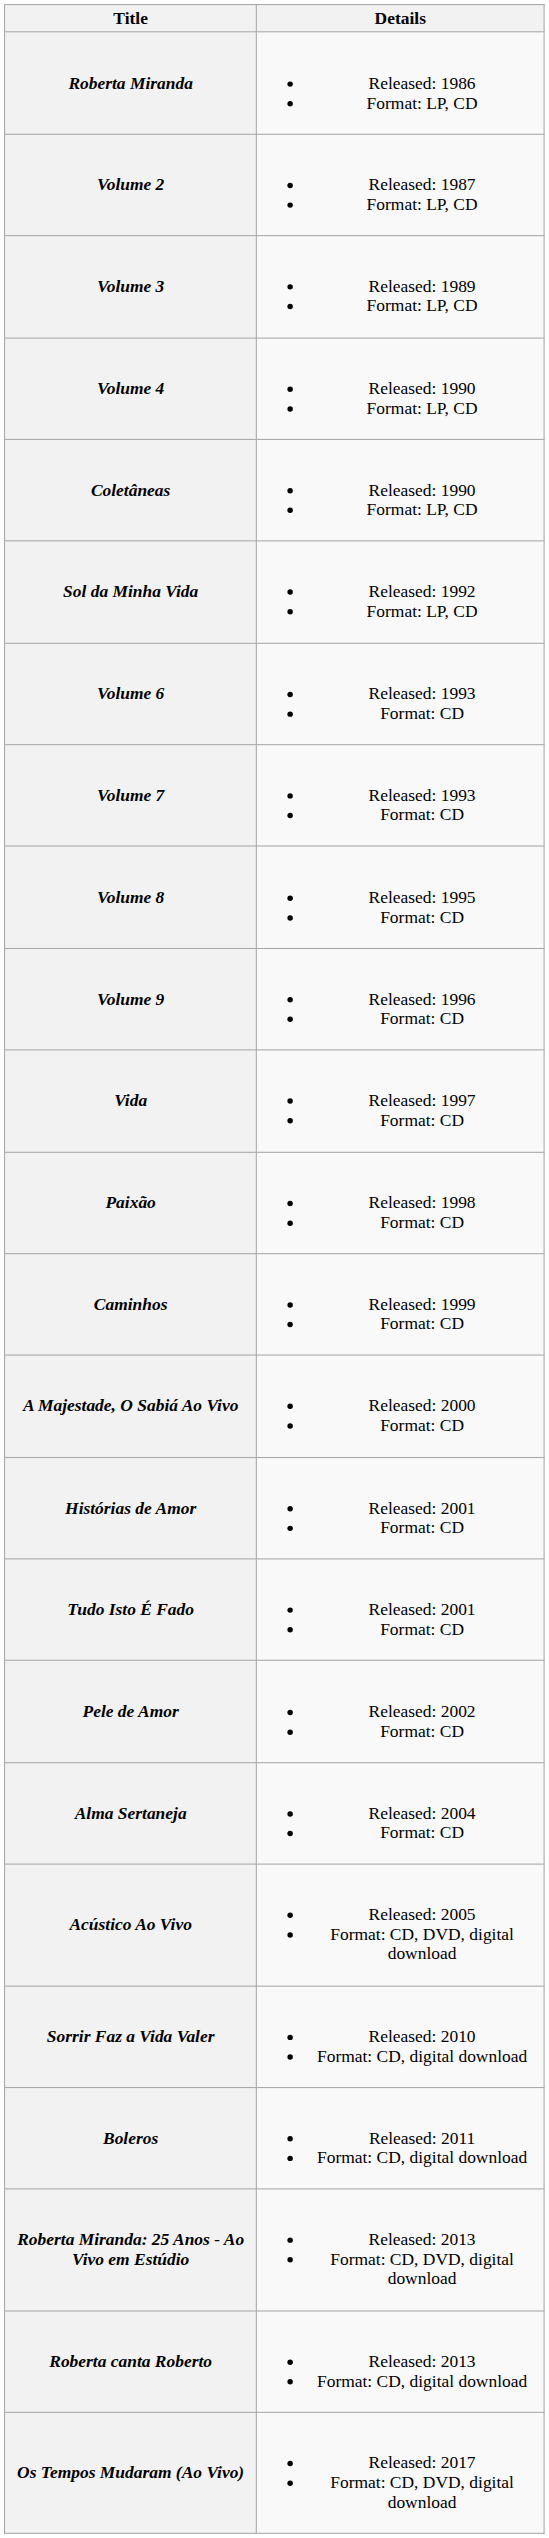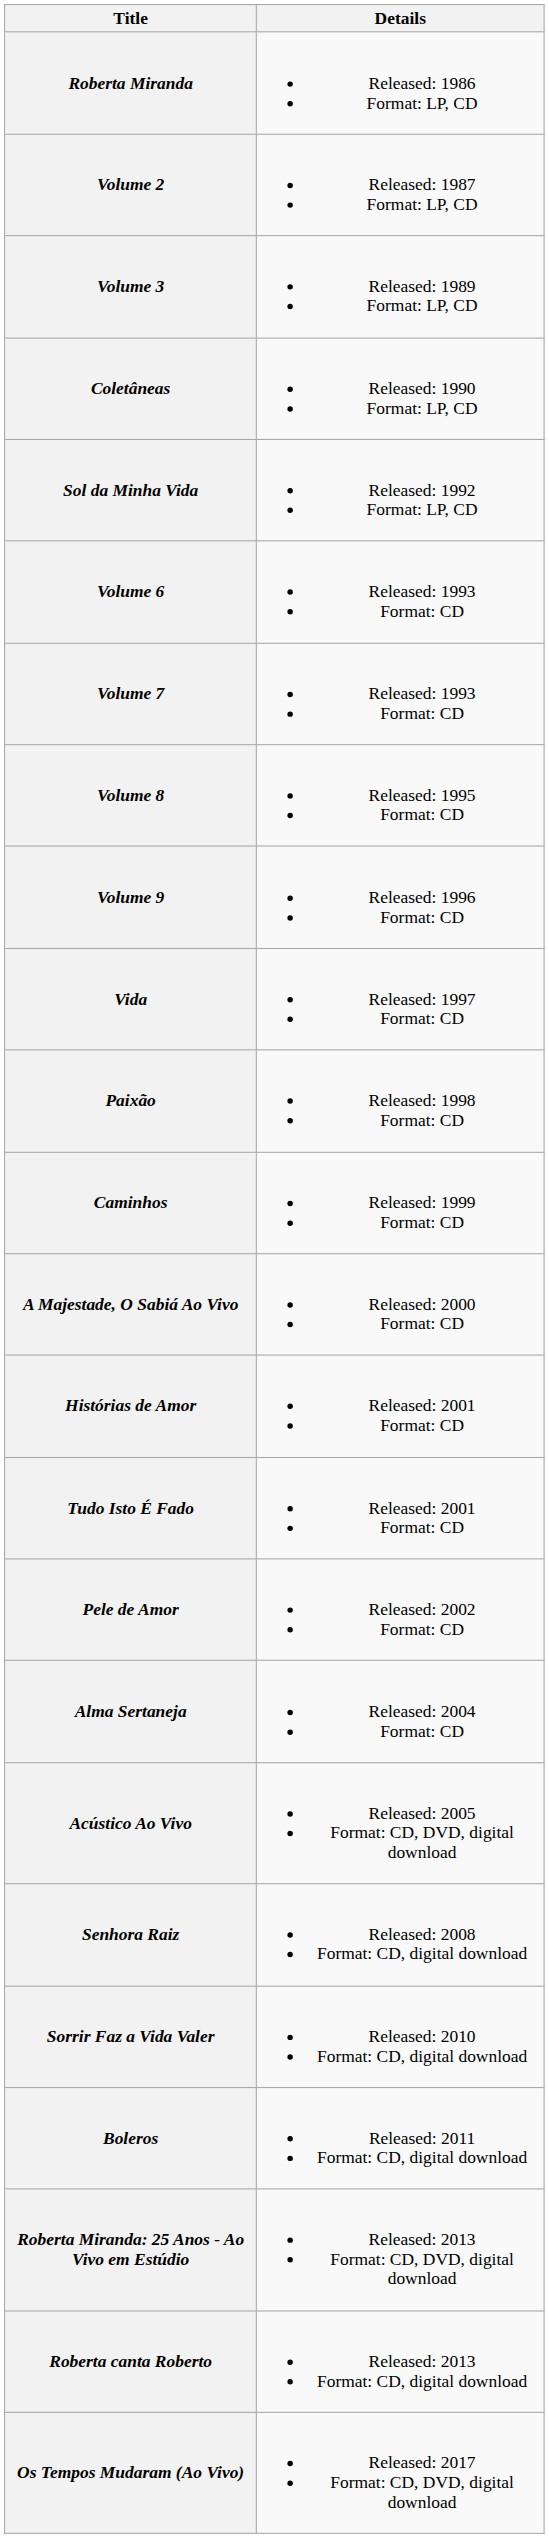- row: (131, 388)
+ row: (131, 1934)
